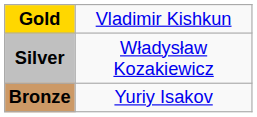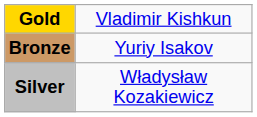rows swapped: (40, 58) <-> (40, 97)
